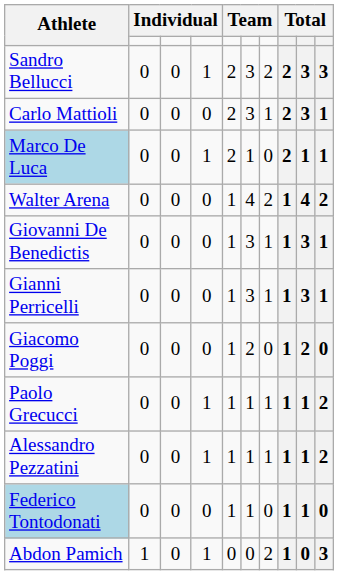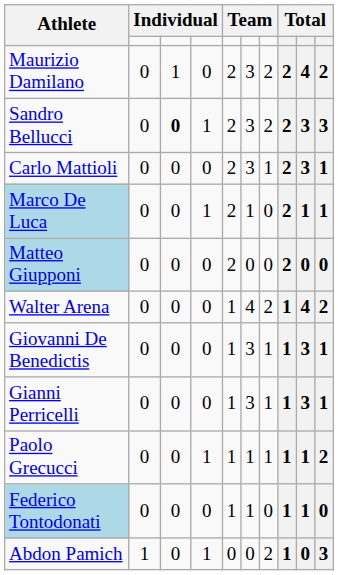+ row: (47, 72)
(176, 72) normal -> (176, 125) bold
+ row: (45, 264)
- row: (44, 349)
- row: (52, 457)
